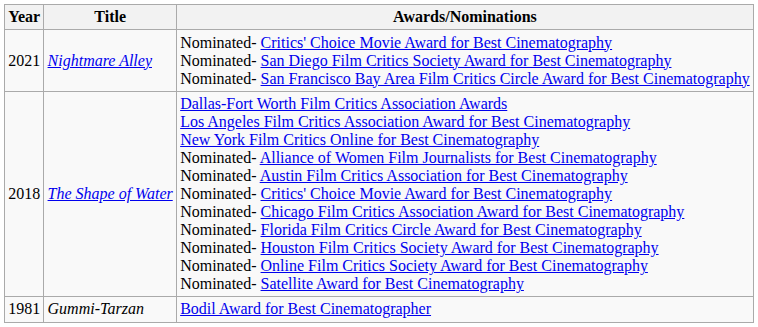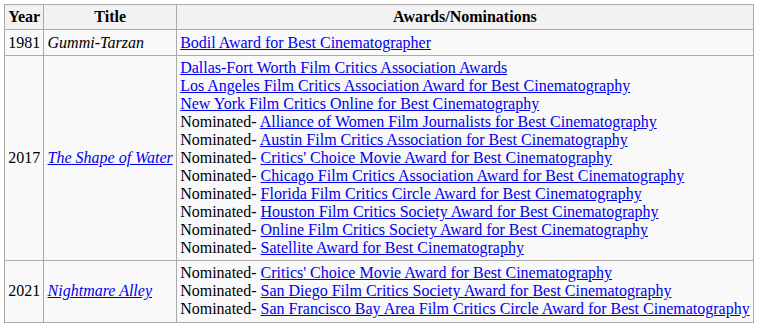rows swapped: (96, 309) <-> (100, 60)
(24, 193) 2018 -> (24, 157) 2017
